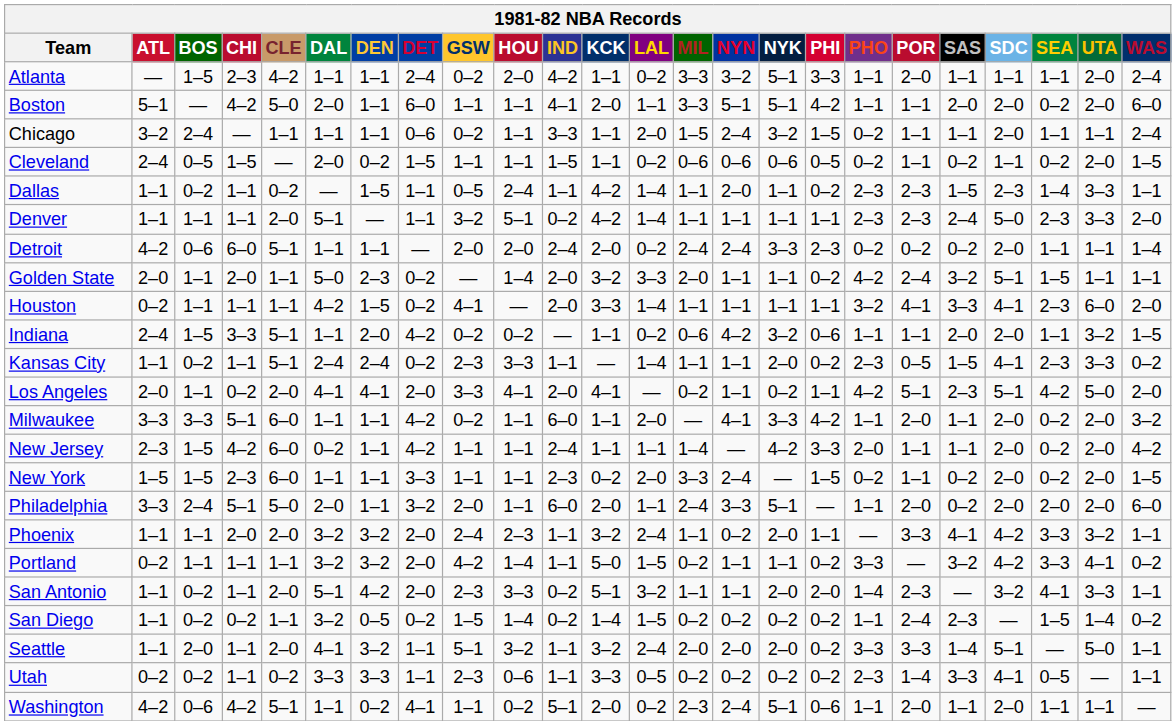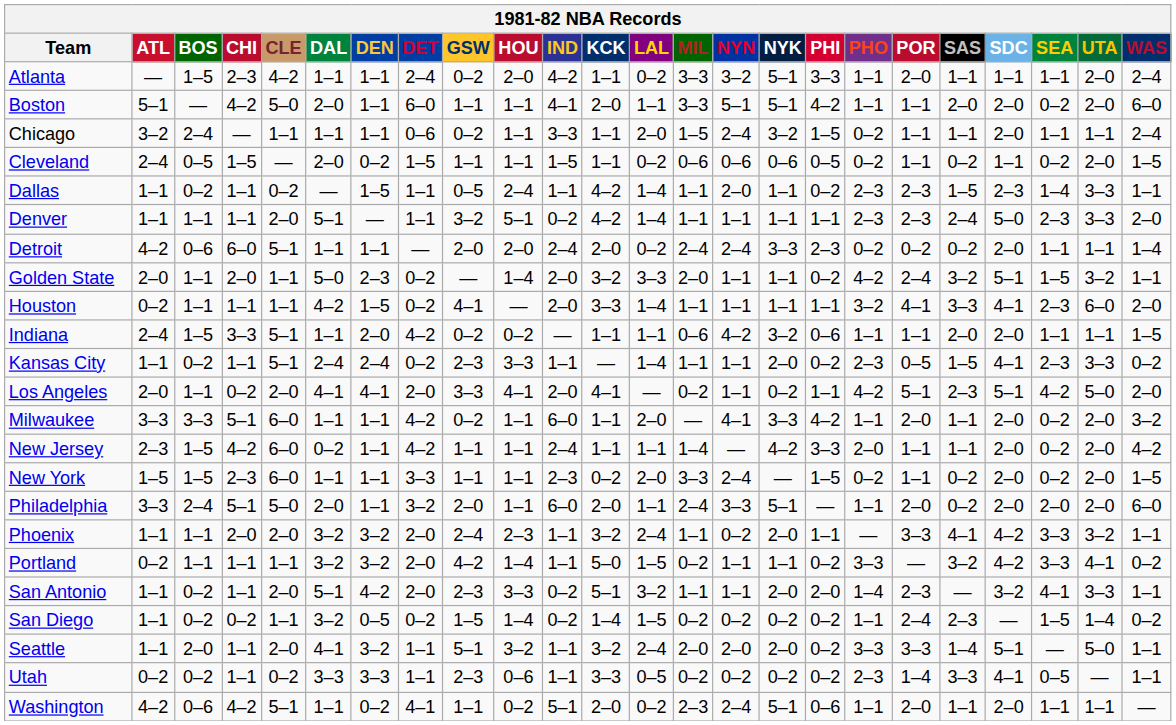(1100, 277) 1–1 -> (1100, 277) 3–2
(652, 334) 0–2 -> (652, 334) 1–1
(1100, 334) 3–2 -> (1100, 334) 1–1
